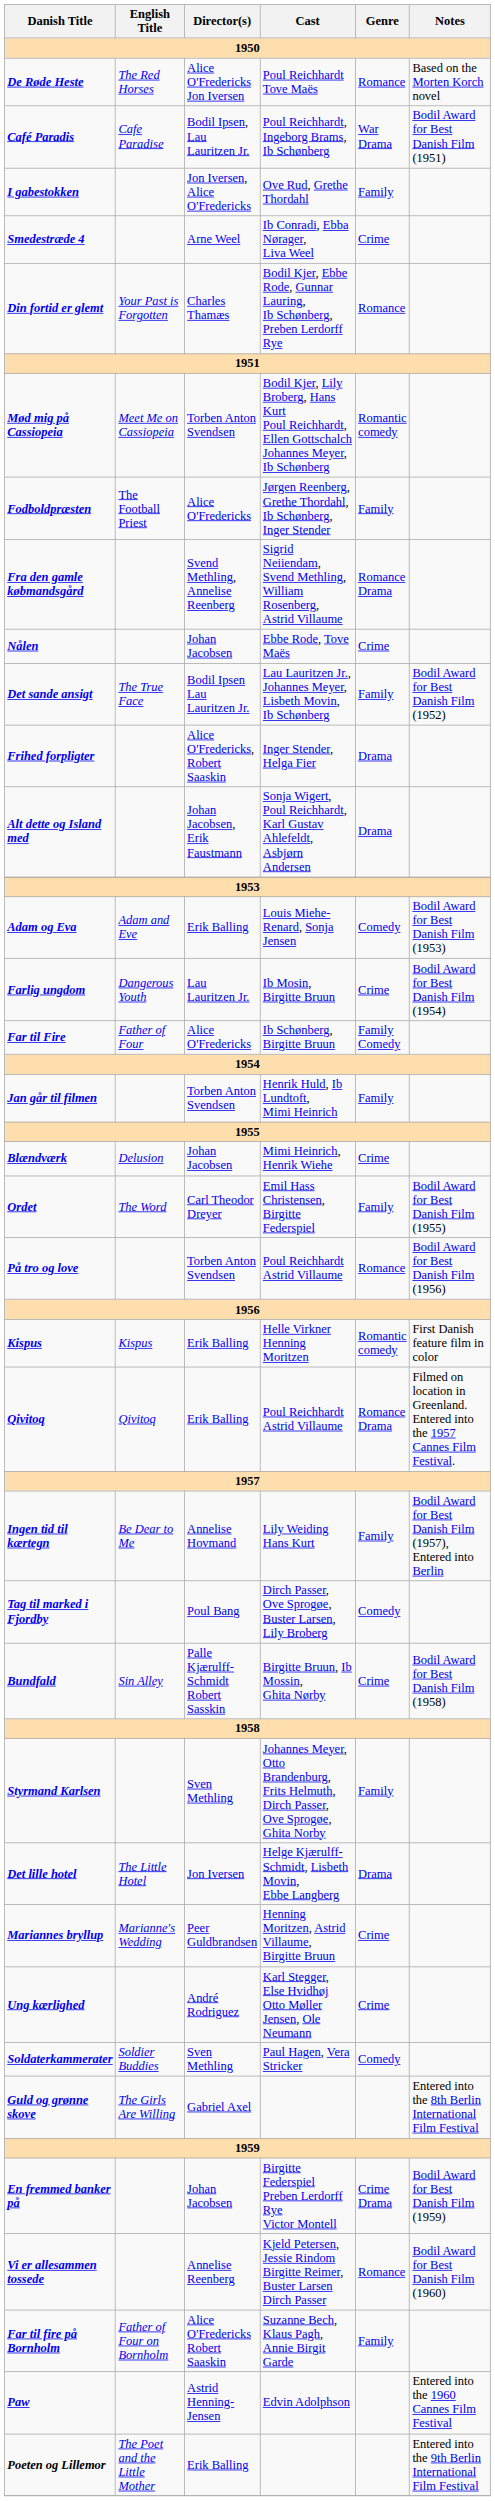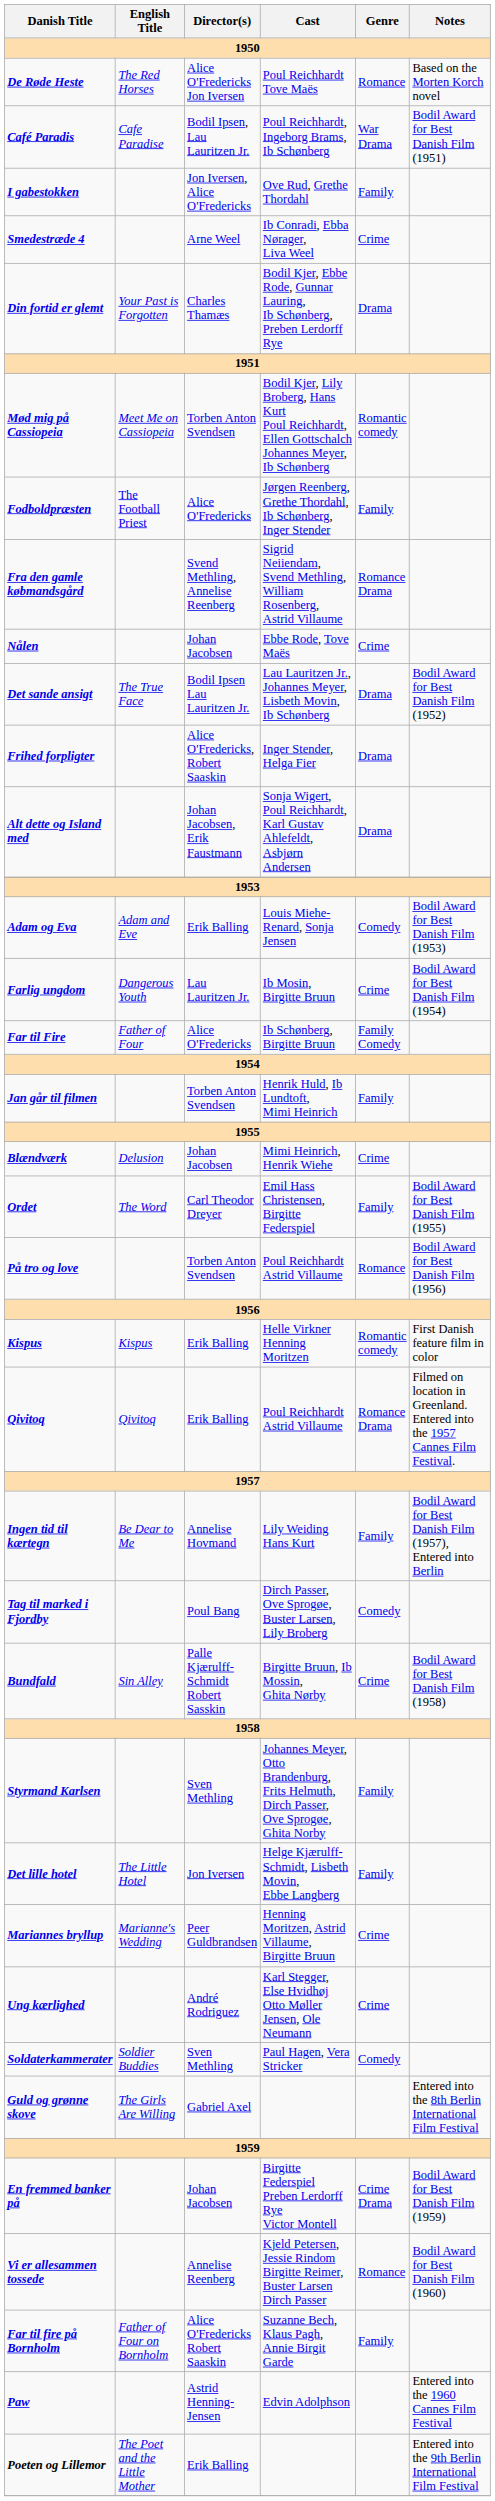(382, 308) Romance -> (375, 308) Drama
(376, 694) Family -> (375, 694) Drama
(375, 1873) Drama -> (376, 1873) Family
